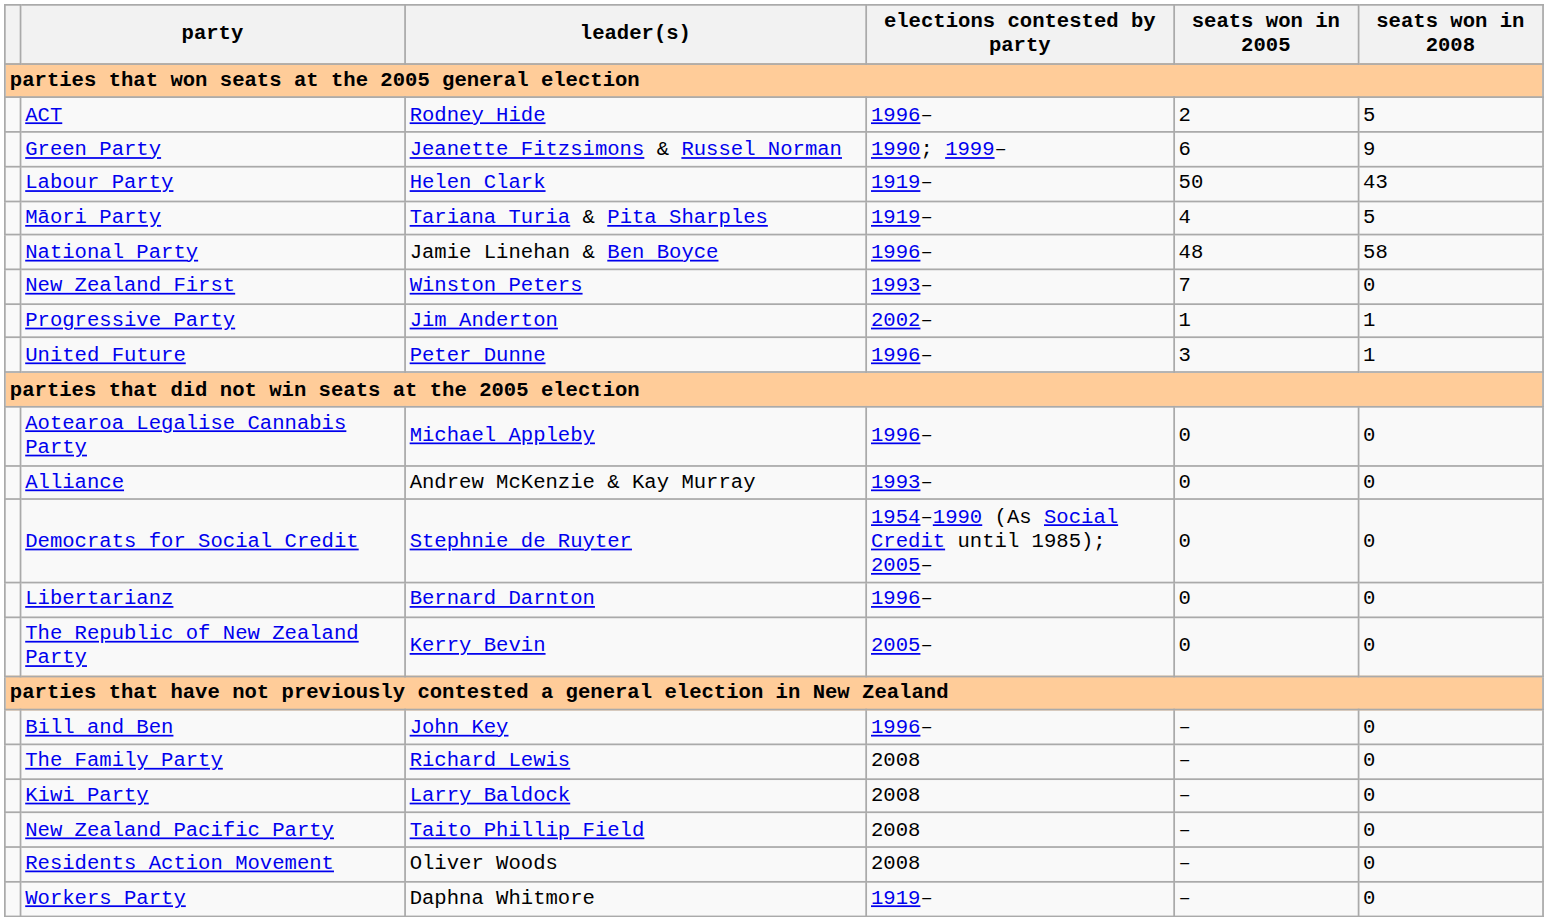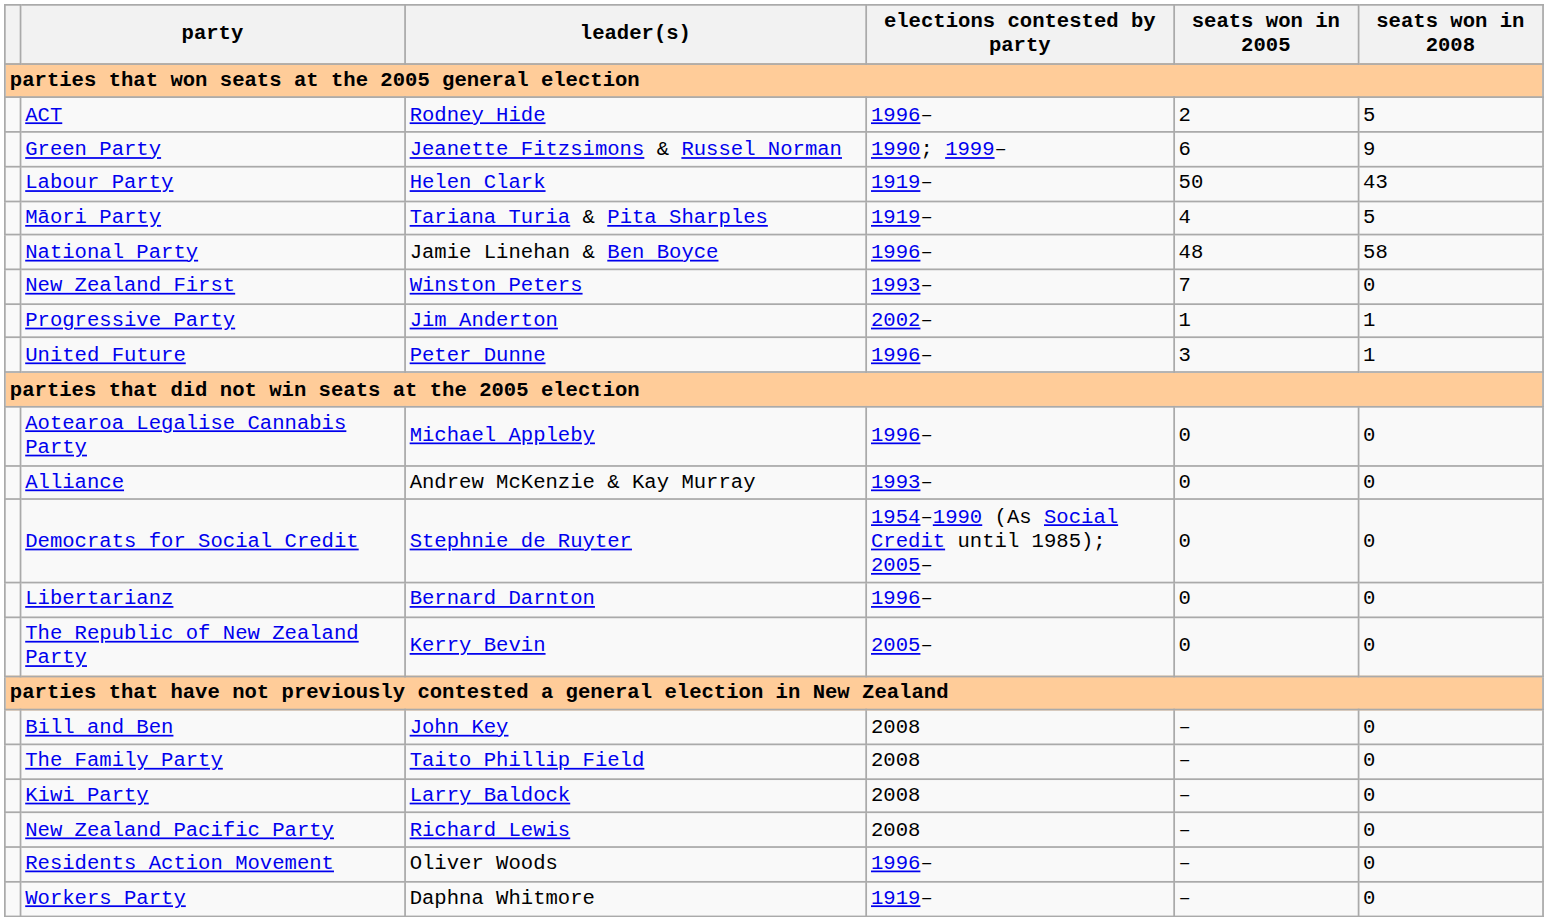(902, 727) 1996– -> (896, 727) 2008
(490, 761) Richard Lewis -> (527, 761) Taito Phillip Field
(527, 830) Taito Phillip Field -> (490, 830) Richard Lewis
(896, 864) 2008 -> (902, 864) 1996–
